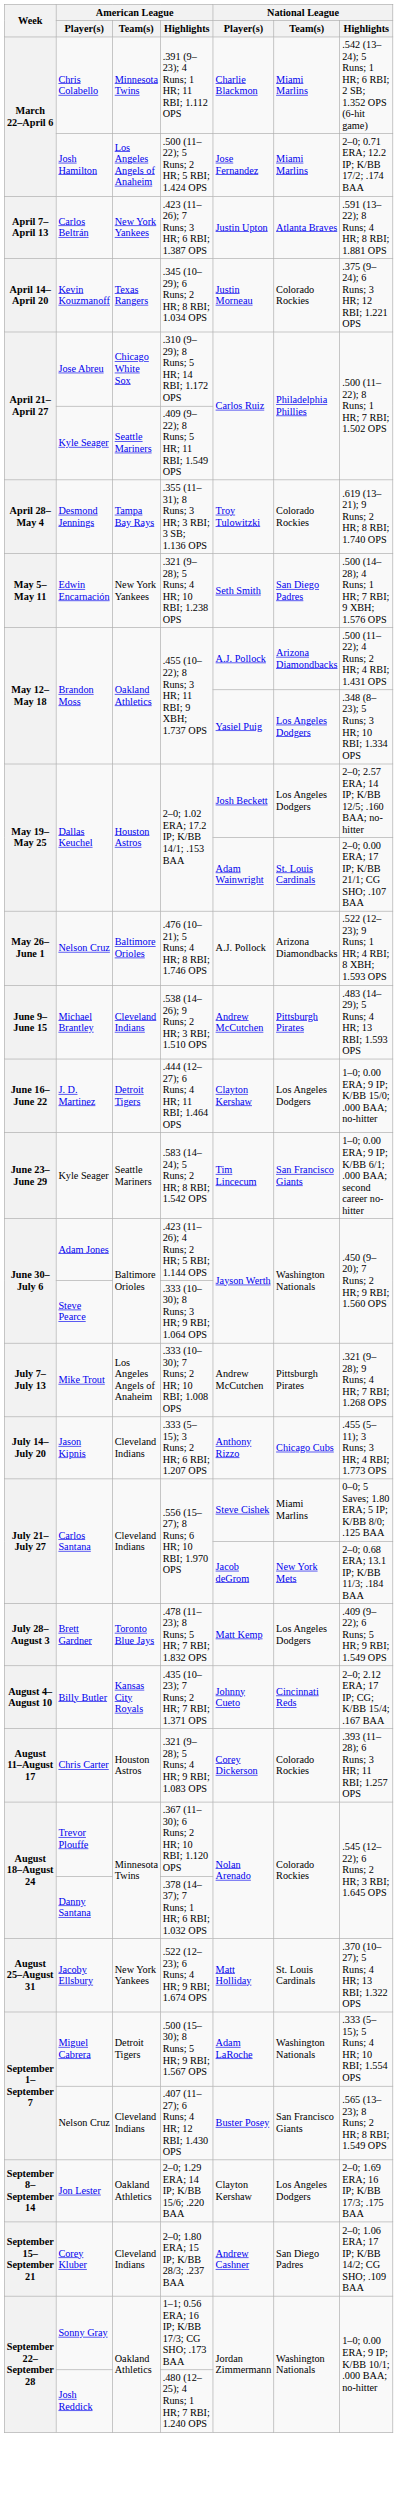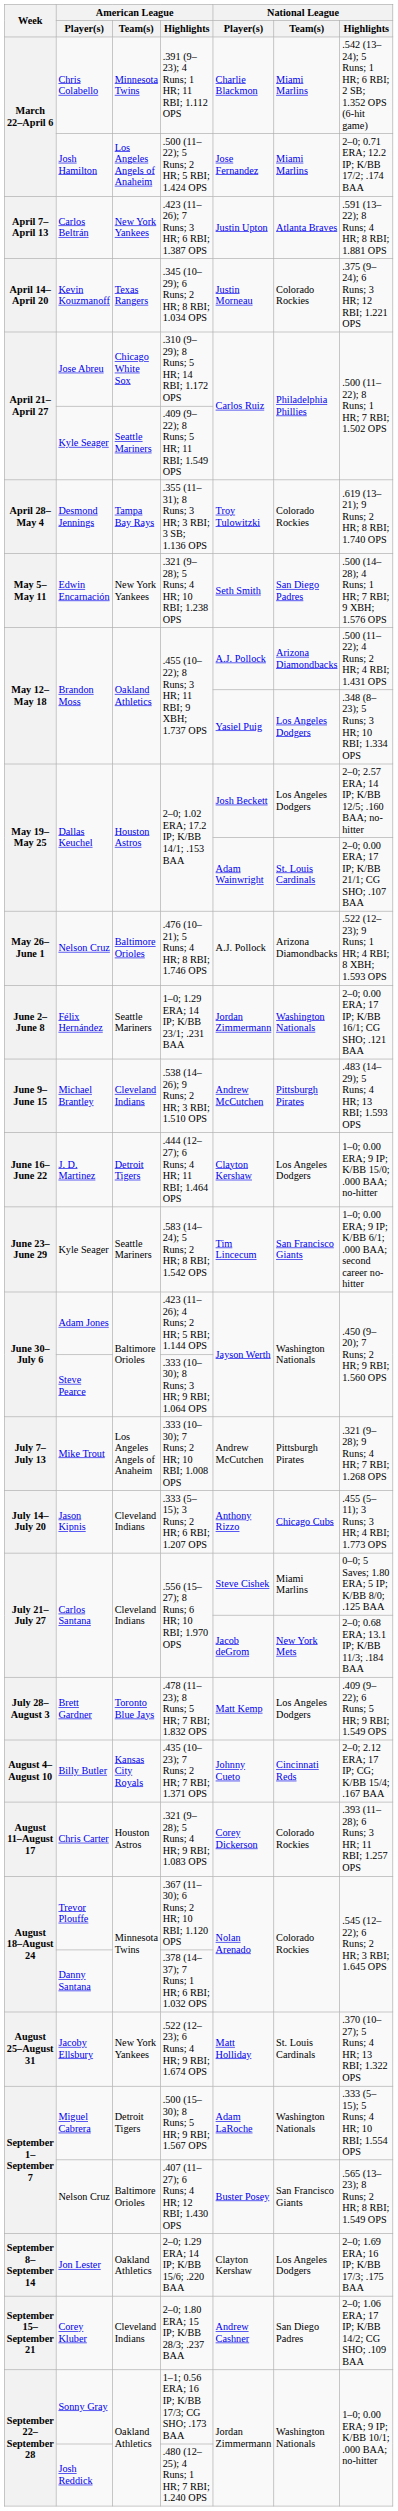+ row: (81, 1022)
(135, 2123) Cleveland Indians -> (135, 2196) Baltimore Orioles
